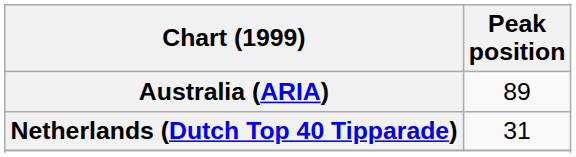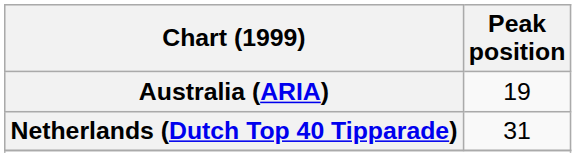(517, 91) 89 -> (517, 91) 19
